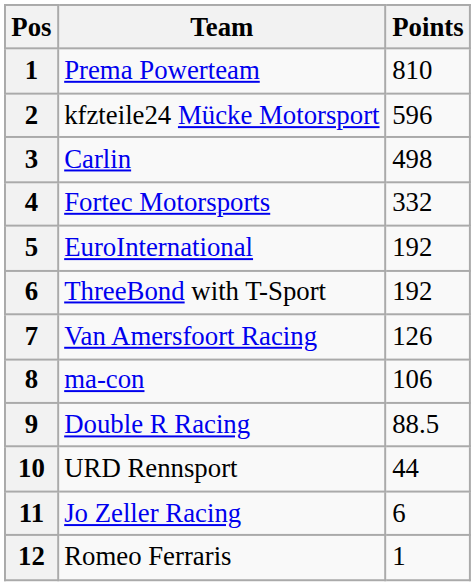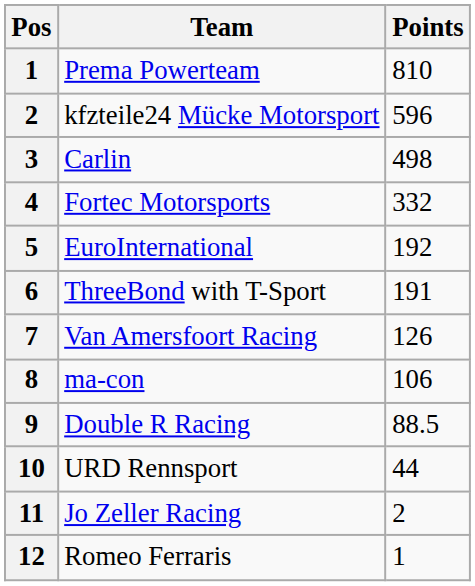(412, 291) 192 -> (412, 291) 191
(399, 512) 6 -> (399, 512) 2
